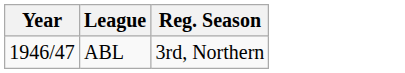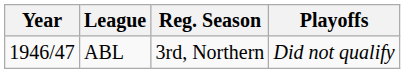+ column: (334, 20)
